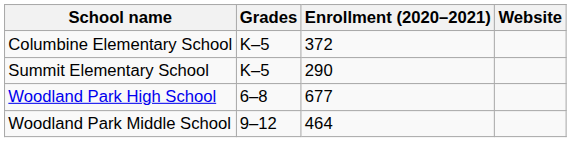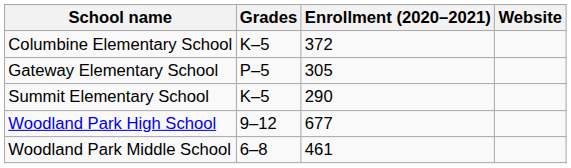+ row: (113, 70)
(254, 96) 6–8 -> (258, 123) 9–12
(258, 123) 9–12 -> (254, 149) 6–8
(319, 123) 464 -> (319, 149) 461
